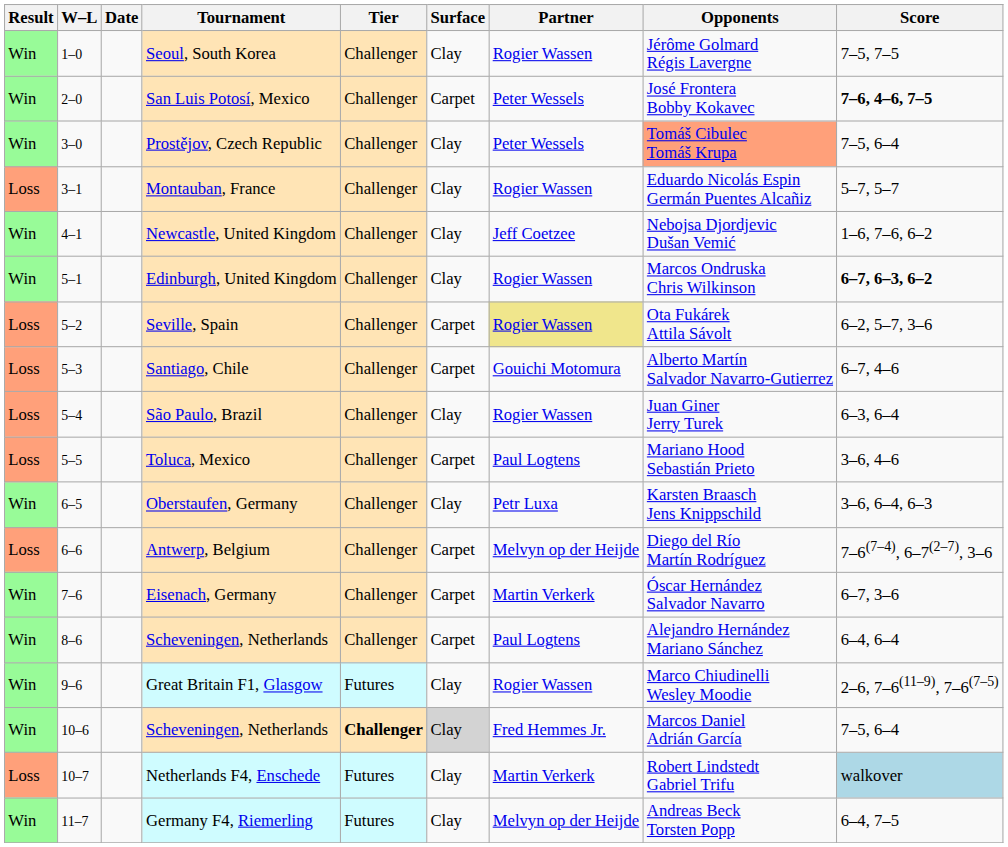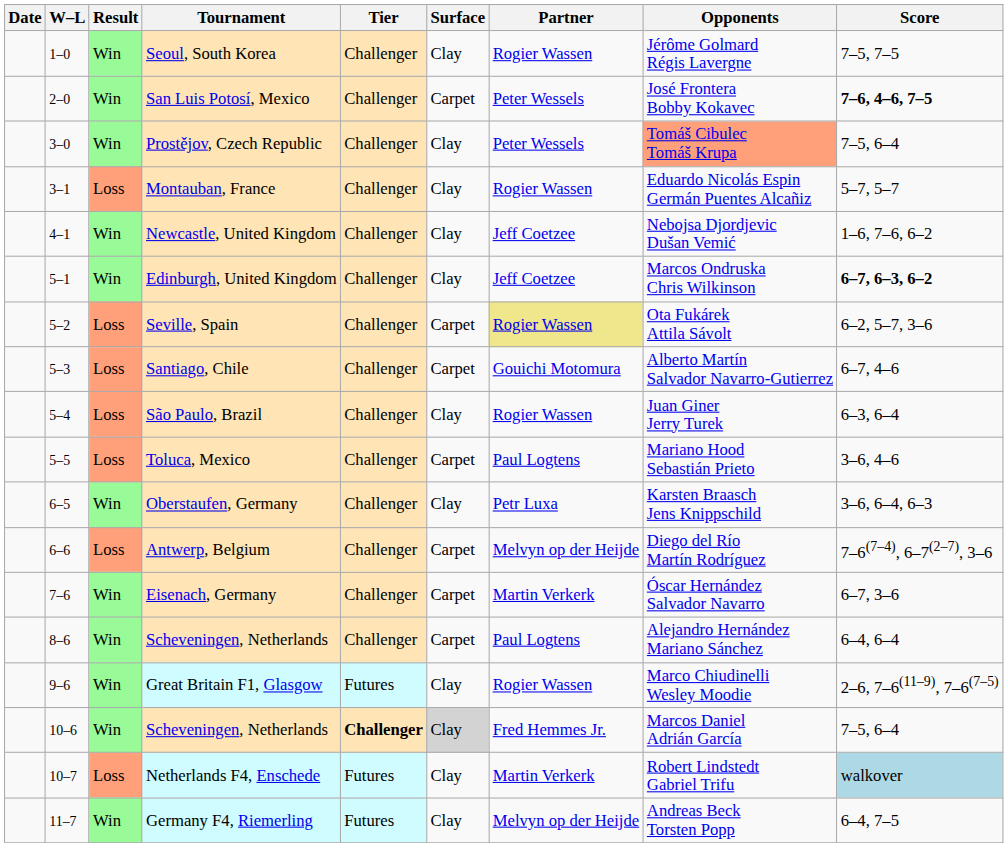columns swapped: (31, 17) <-> (122, 17)
(542, 278) Rogier Wassen -> (534, 278) Jeff Coetzee
